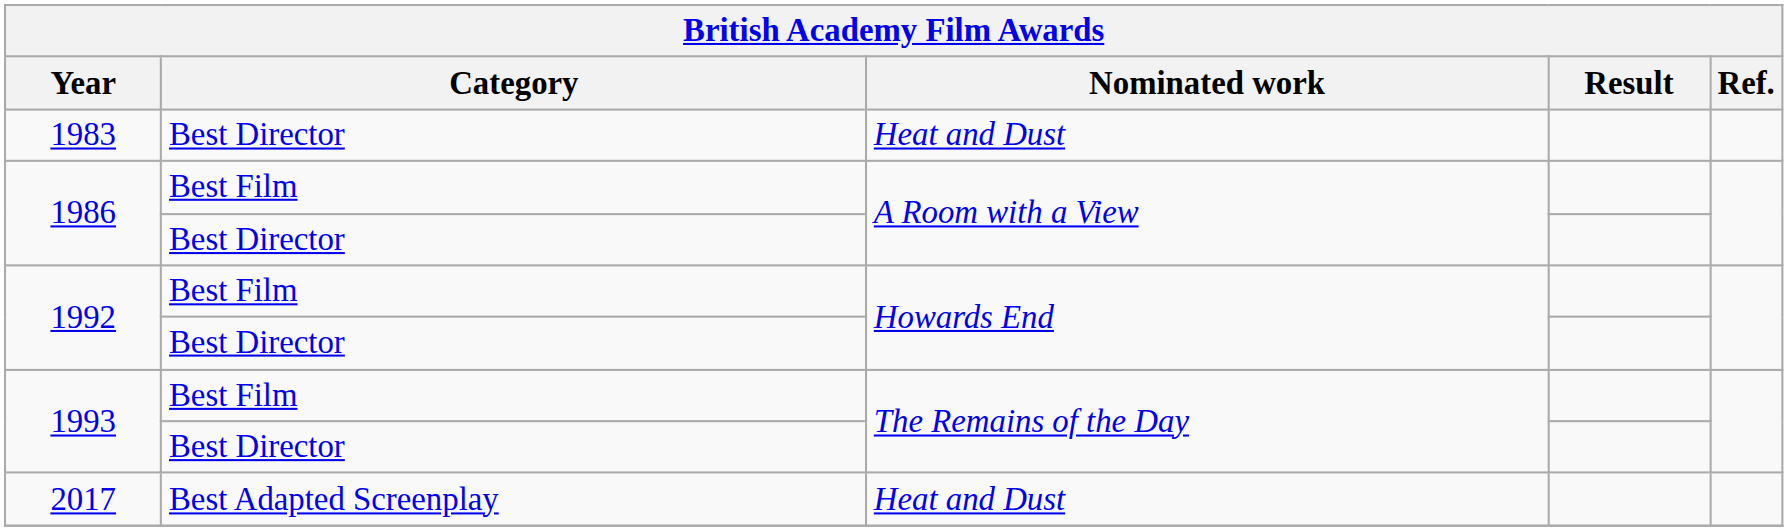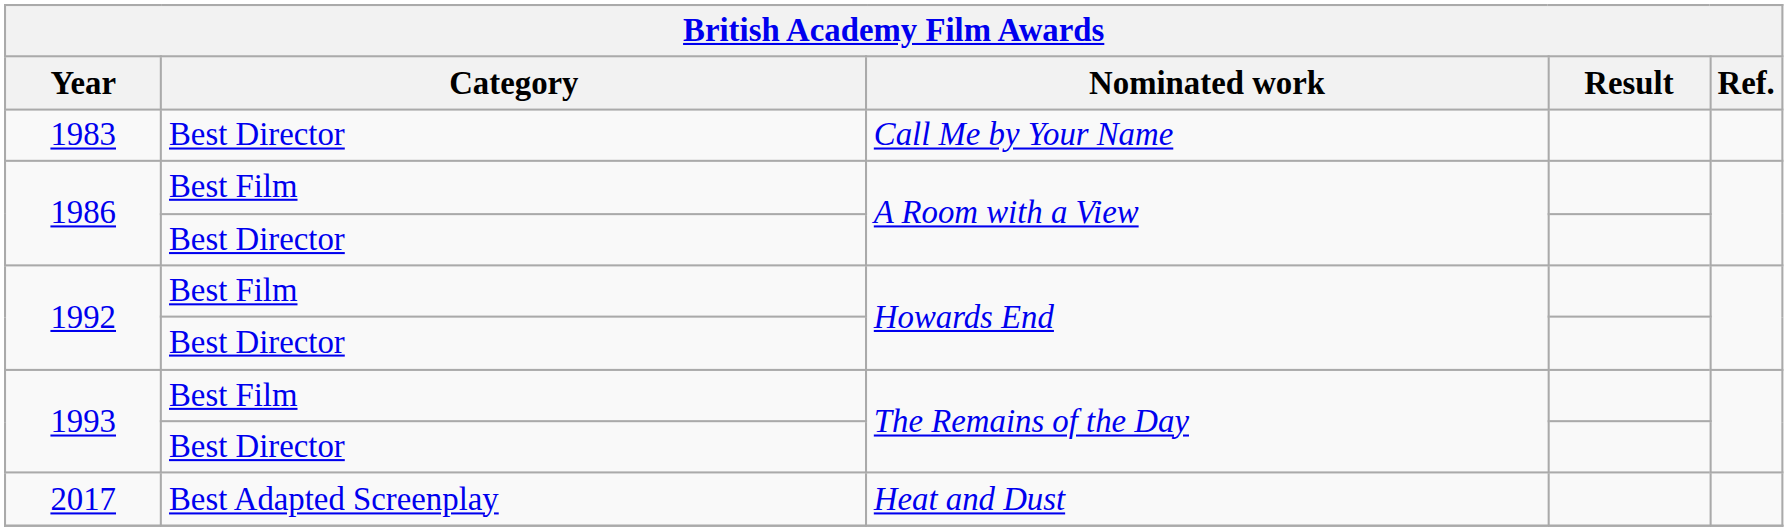(969, 134) Heat and Dust -> (1024, 134) Call Me by Your Name
